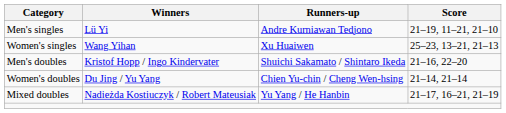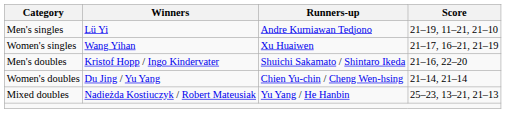(454, 45) 25–23, 13–21, 21–13 -> (454, 45) 21–17, 16–21, 21–19
(454, 95) 21–17, 16–21, 21–19 -> (454, 95) 25–23, 13–21, 21–13
